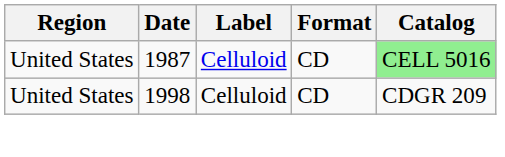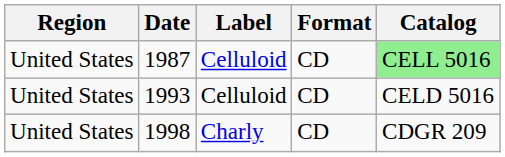+ row: (167, 95)
(244, 95) Celluloid -> (232, 132) Charly
